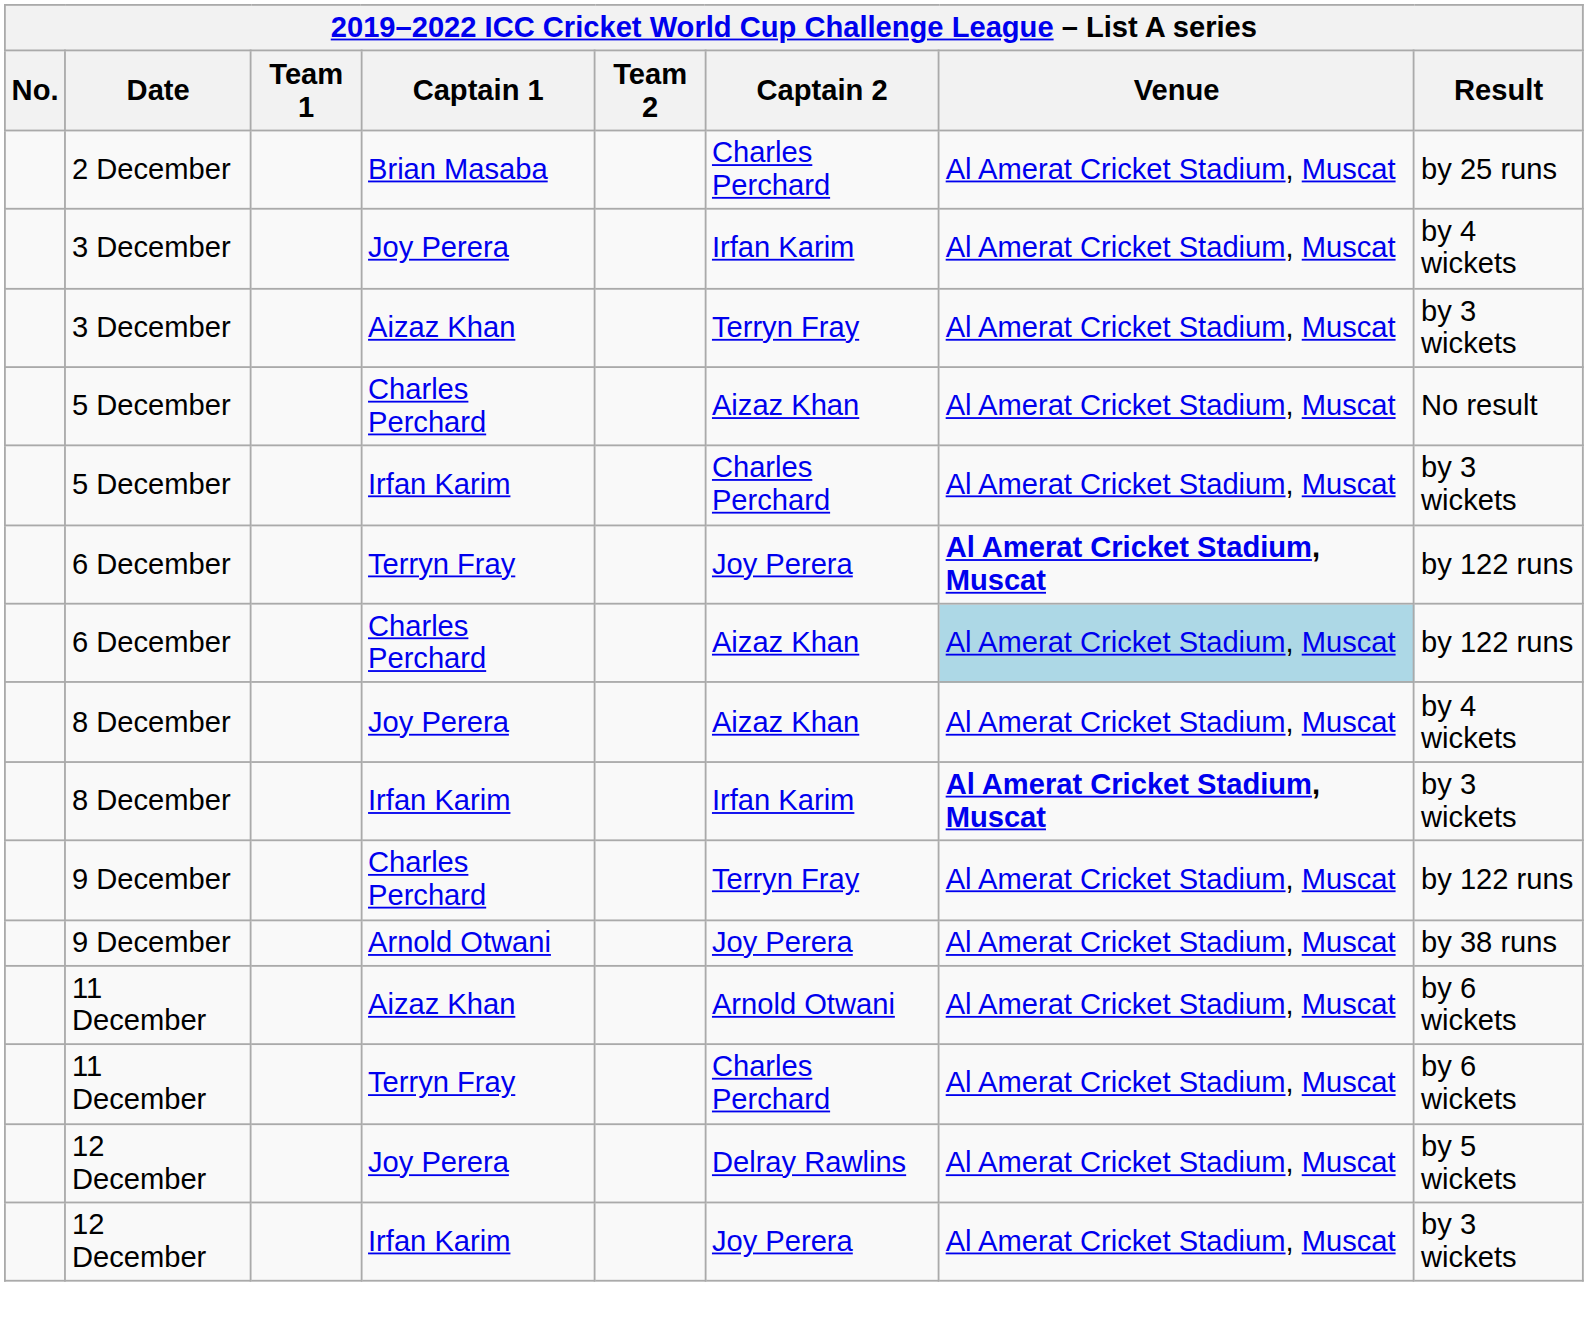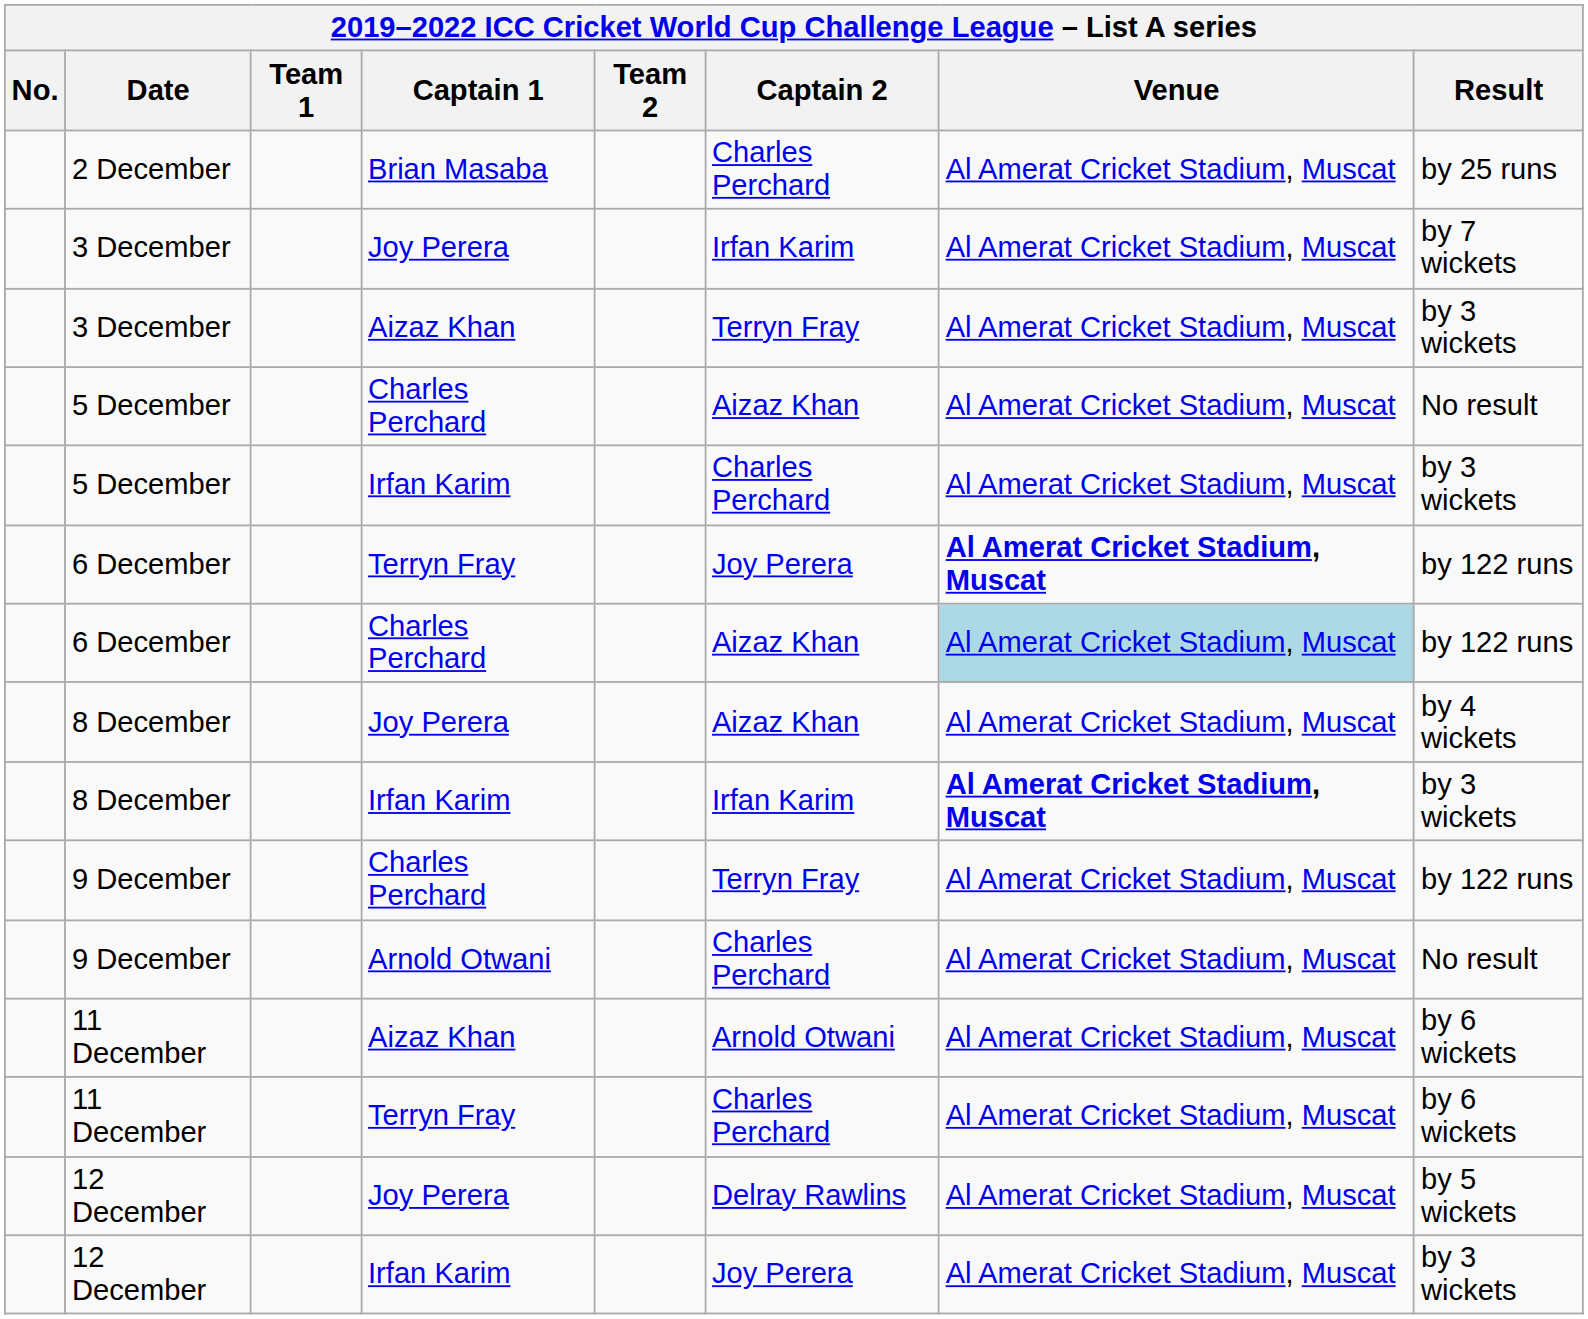(1469, 248) by 4 wickets -> (1469, 248) by 7 wickets
(782, 942) Joy Perera -> (771, 958) Charles Perchard
(1489, 942) by 38 runs -> (1479, 958) No result
